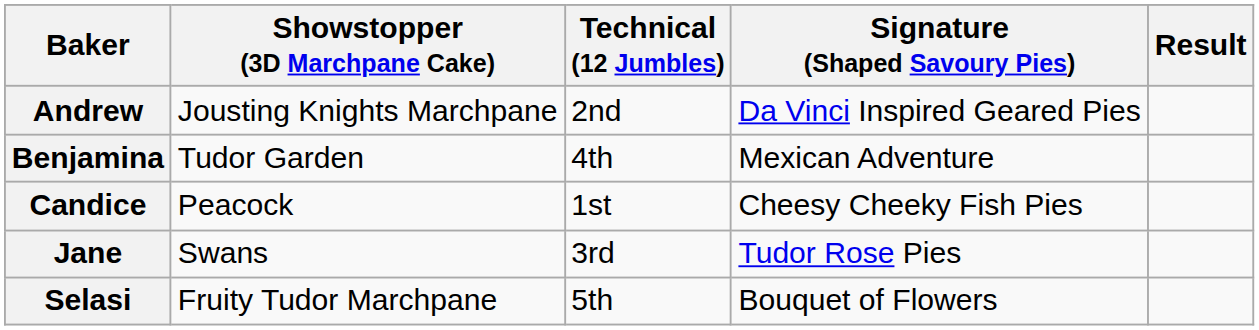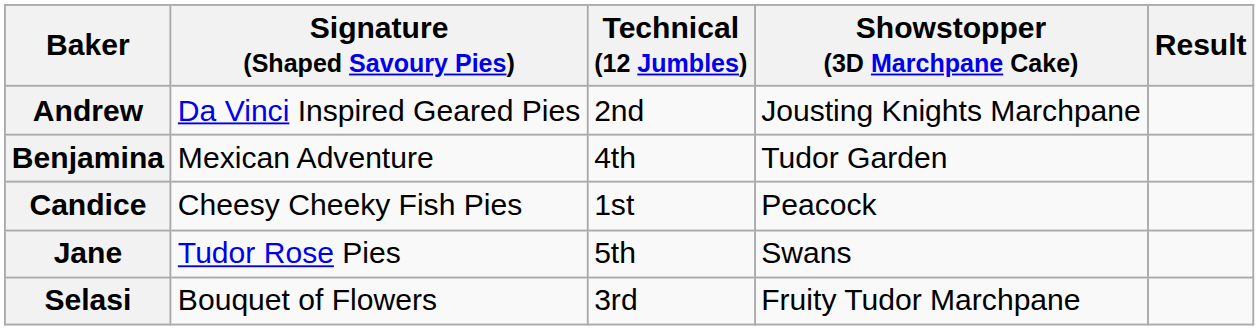columns swapped: (940, 45) <-> (368, 45)
(593, 253) 3rd -> (615, 253) 5th
(592, 300) 5th -> (616, 300) 3rd
